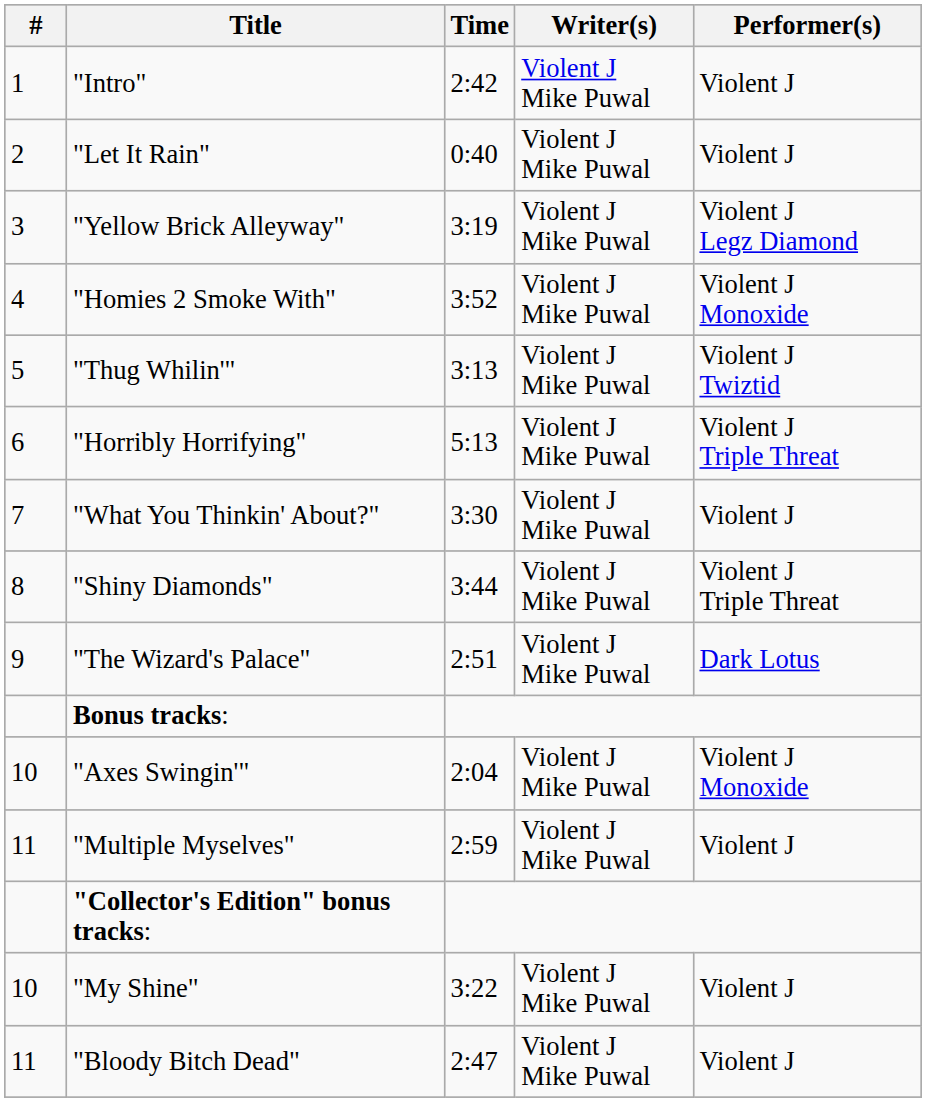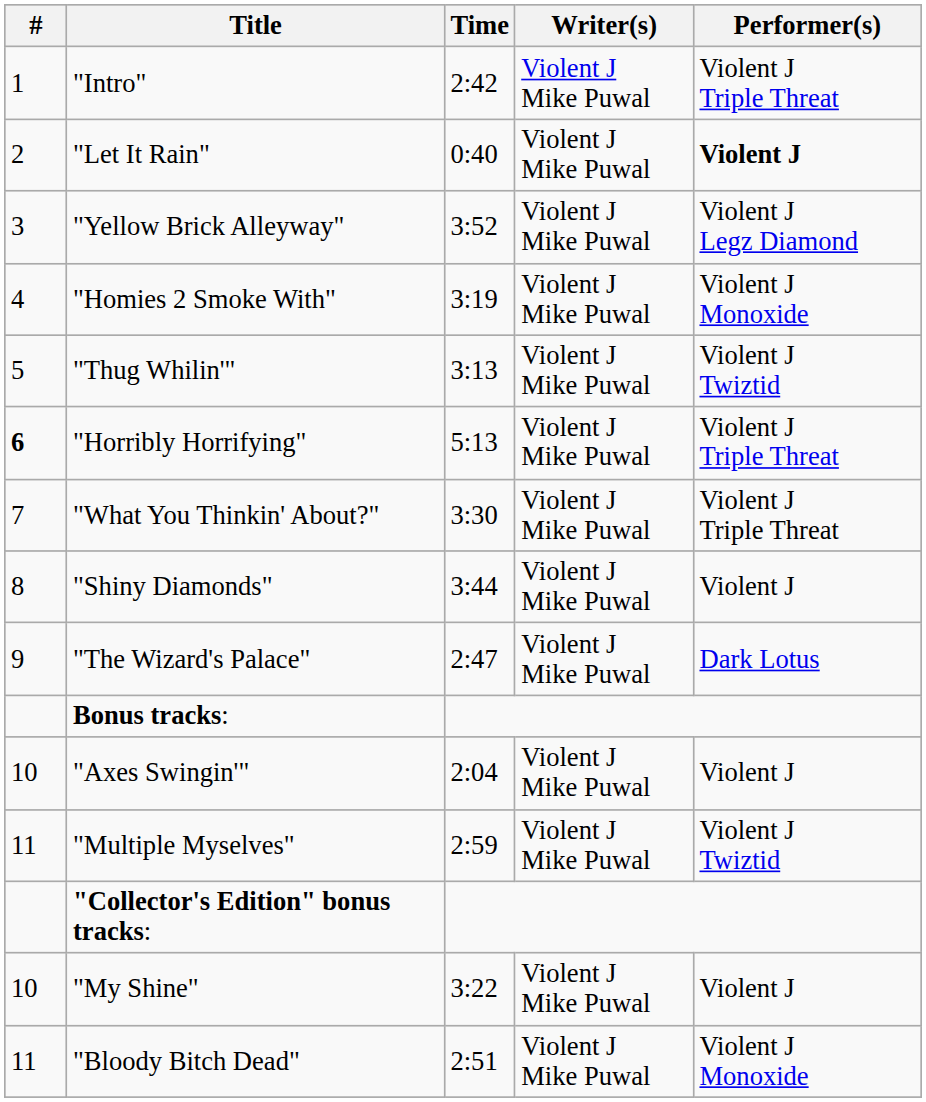(747, 82) Violent J -> (769, 82) Violent J Triple Threat
(747, 154) normal -> (750, 154) bold
(474, 226) 3:19 -> (474, 226) 3:52
(474, 298) 3:52 -> (474, 298) 3:19
(18, 442) normal -> (18, 442) bold
(747, 514) Violent J -> (769, 514) Violent J Triple Threat
(769, 586) Violent J Triple Threat -> (747, 586) Violent J
(474, 658) 2:51 -> (474, 658) 2:47
(754, 772) Violent J Monoxide -> (747, 772) Violent J
(747, 844) Violent J -> (747, 844) Violent J Twiztid
(474, 1060) 2:47 -> (474, 1060) 2:51
(747, 1060) Violent J -> (754, 1060) Violent J Monoxide
